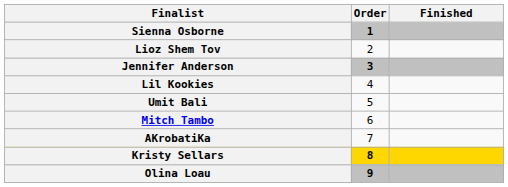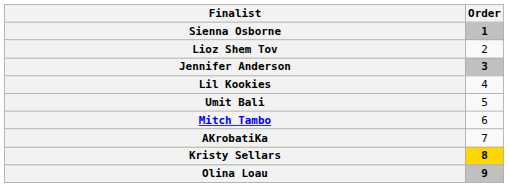- column: (446, 13)
